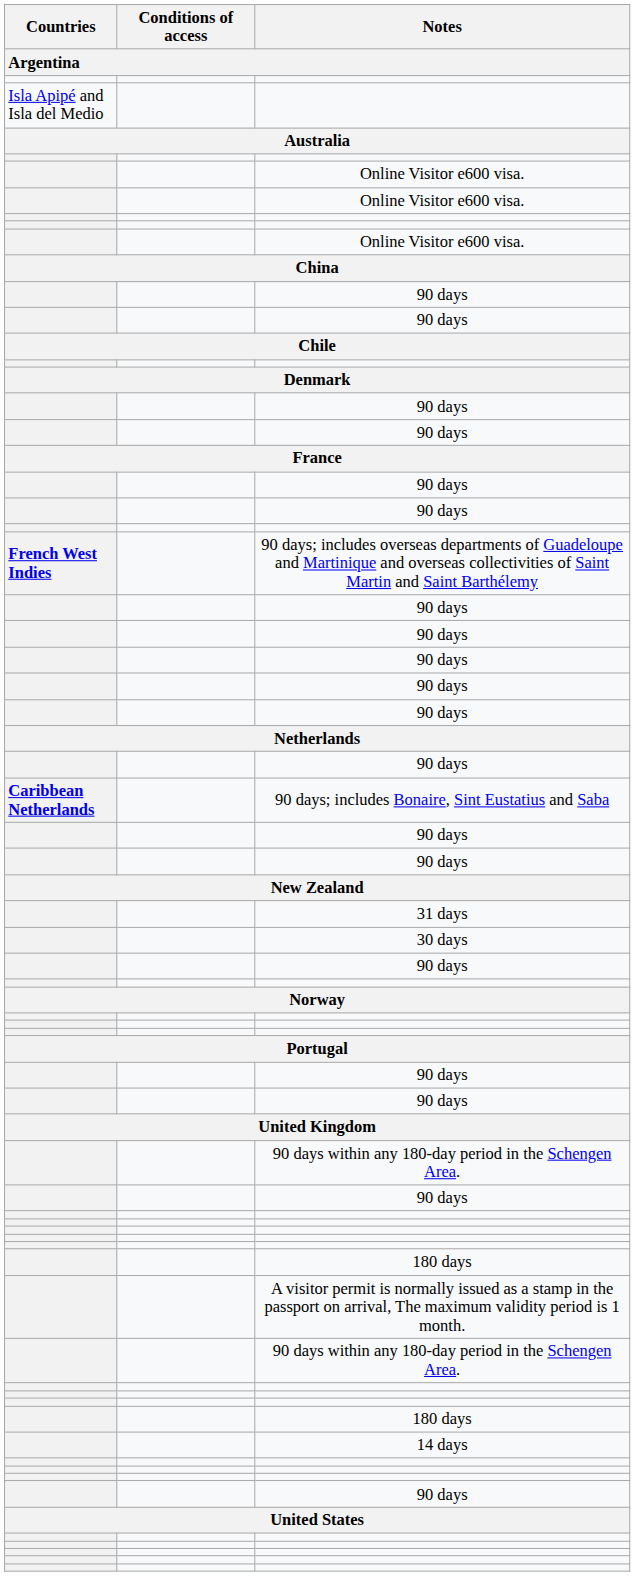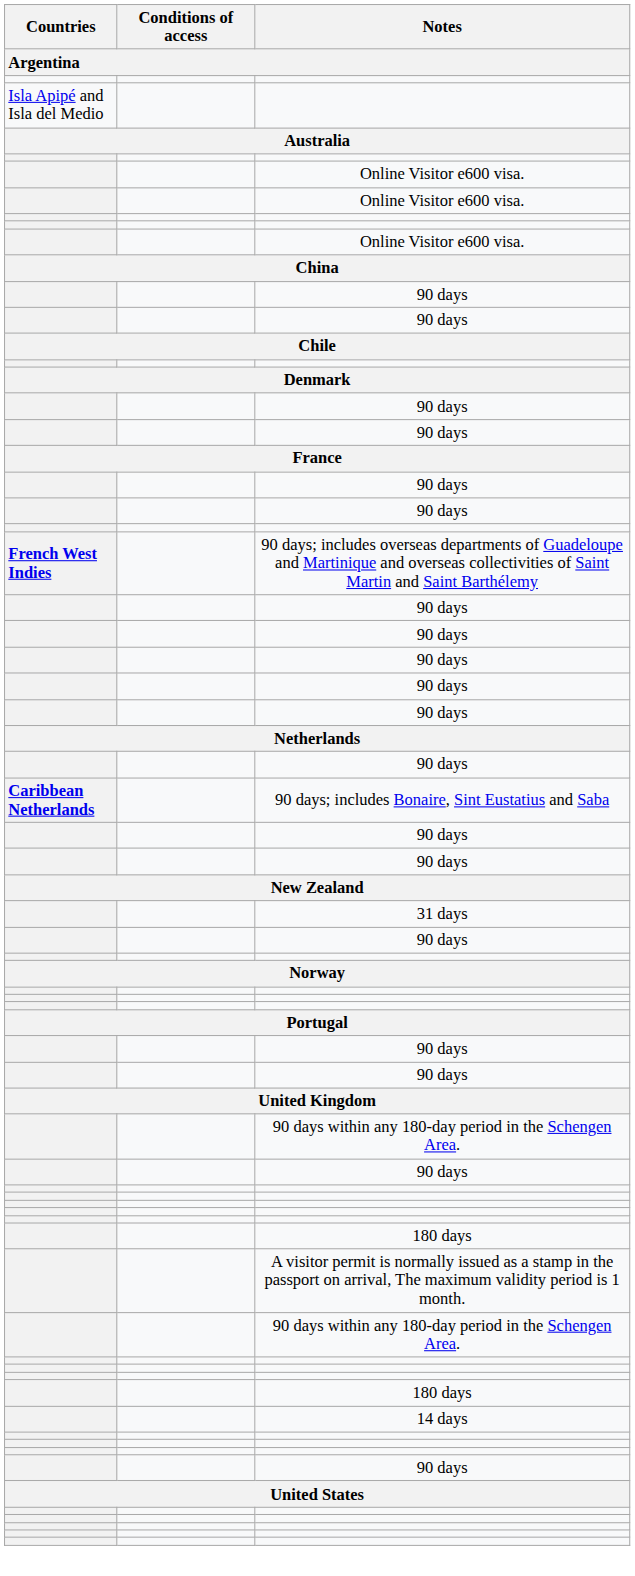- row: (61, 940)
